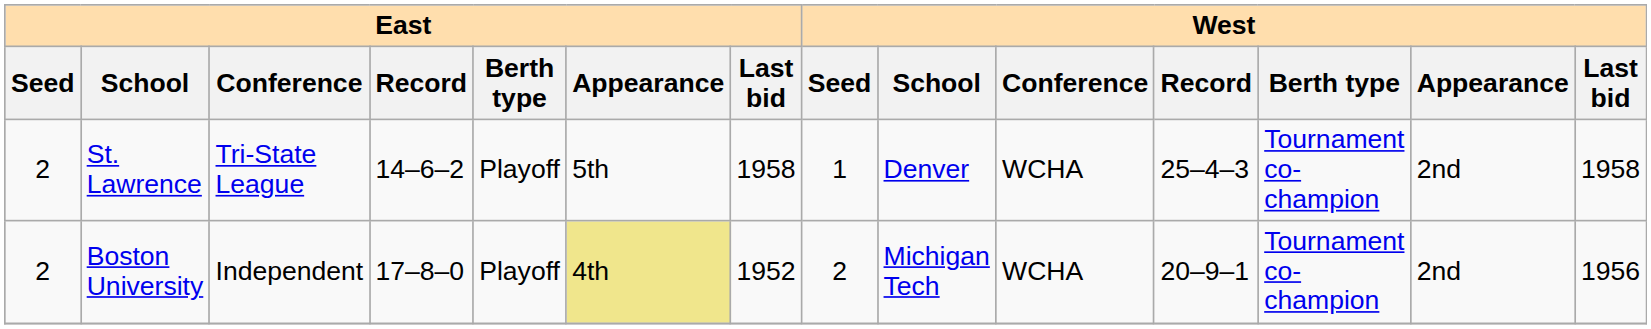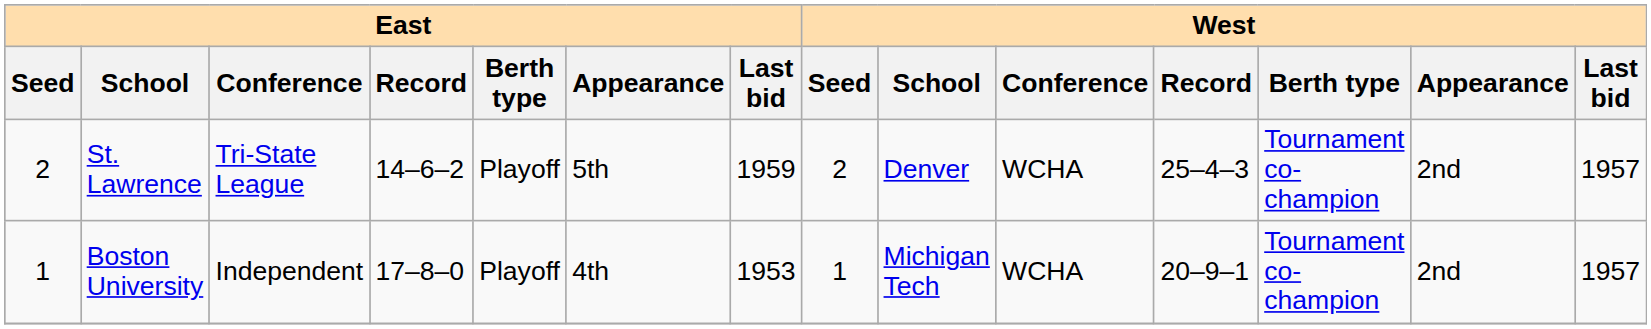(766, 169) 1958 -> (766, 169) 1959
(840, 169) 1 -> (840, 169) 2
(1611, 169) 1958 -> (1611, 169) 1957
(43, 271) 2 -> (43, 271) 1
(591, 271) khaki background -> (591, 271) no background
(766, 271) 1952 -> (766, 271) 1953
(840, 271) 2 -> (840, 271) 1
(1611, 271) 1956 -> (1611, 271) 1957
